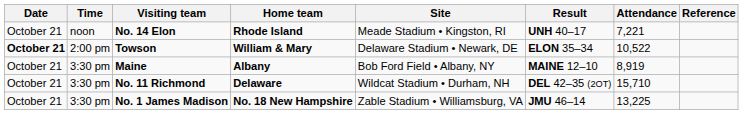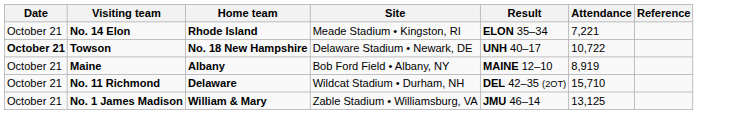- column: (90, 13)
(557, 31) UNH 40–17 -> (515, 31) ELON 35–34
(273, 48) William & Mary -> (248, 48) No. 18 New Hampshire
(560, 48) ELON 35–34 -> (512, 48) UNH 40–17
(634, 48) 10,522 -> (588, 48) 10,722
(293, 101) No. 18 New Hampshire -> (227, 101) William & Mary
(634, 101) 13,225 -> (588, 101) 13,125
